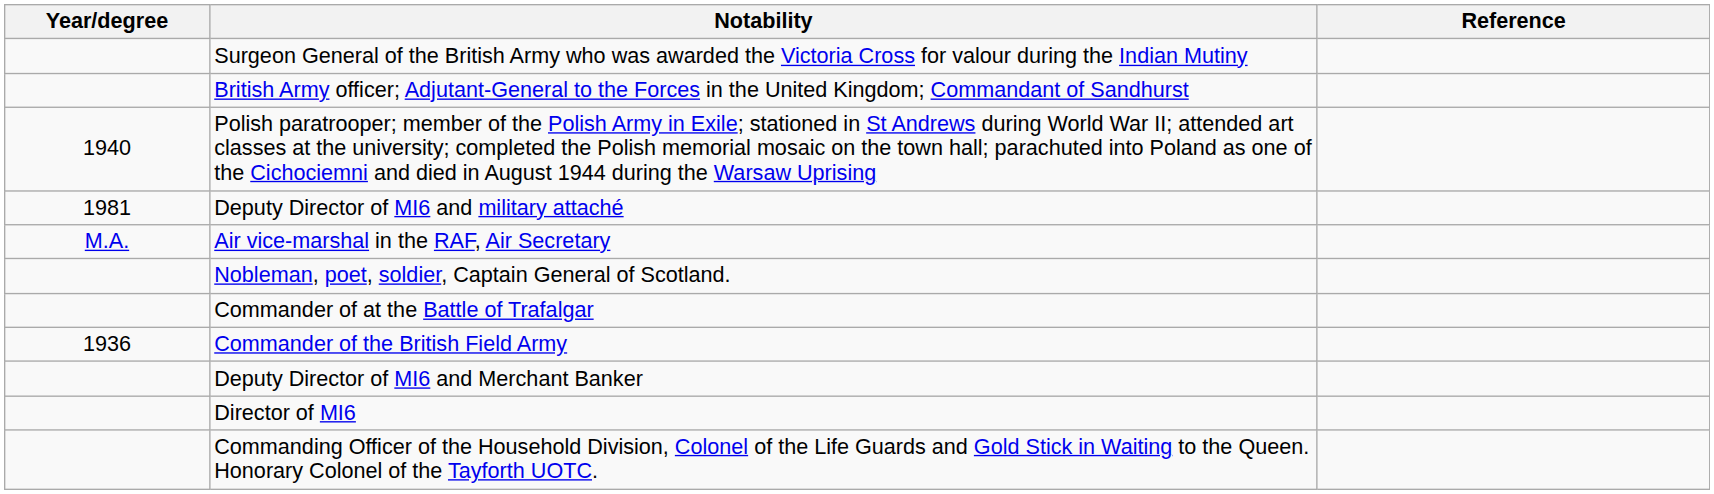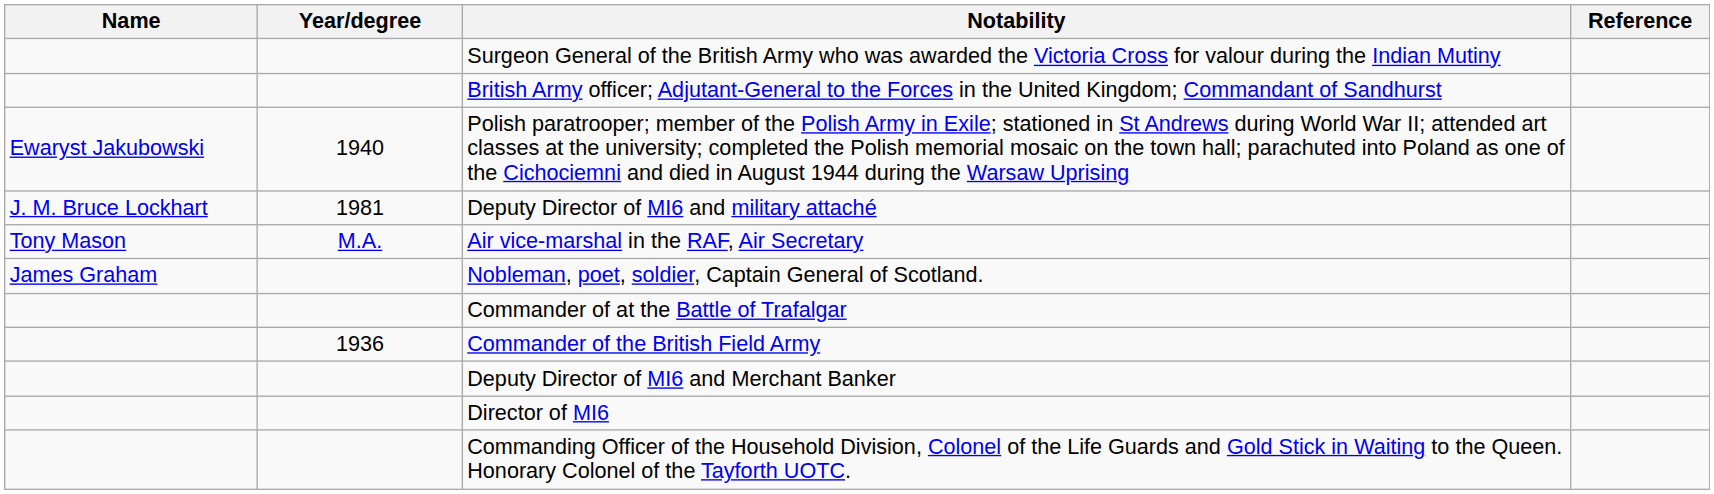+ column: (131, 21)
